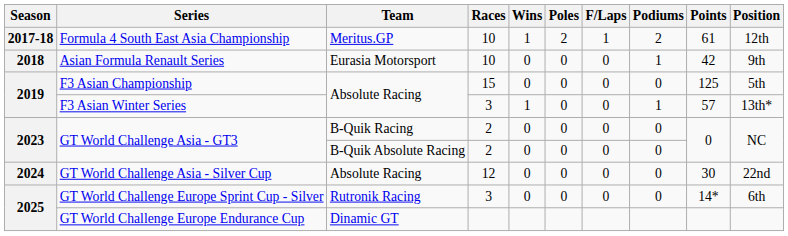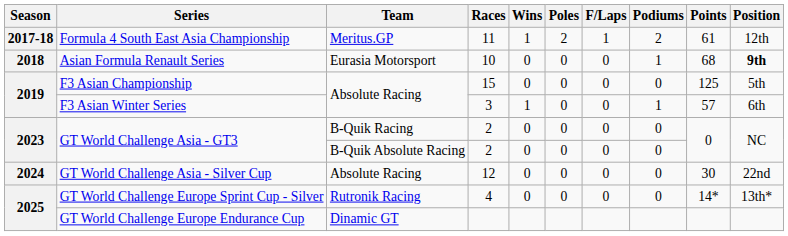(489, 38) 10 -> (489, 38) 11
(708, 61) 42 -> (708, 61) 68
(757, 61) normal -> (757, 61) bold
(757, 106) 13th* -> (757, 106) 6th
(489, 196) 3 -> (489, 196) 4
(757, 196) 6th -> (757, 196) 13th*
